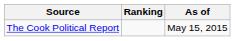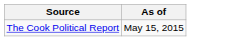- column: (143, 12)
